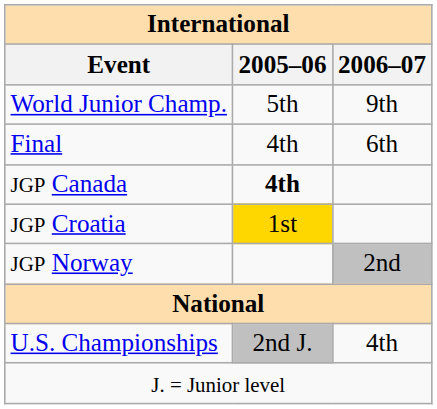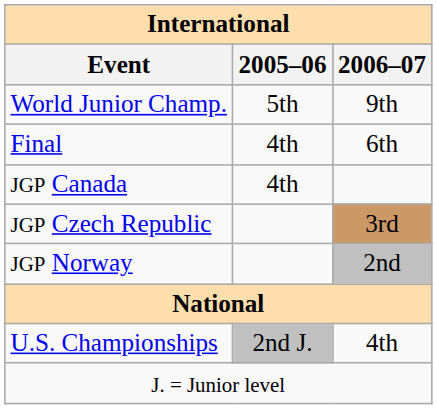(282, 183) bold -> (282, 183) normal
- row: (68, 223)
+ row: (111, 223)
